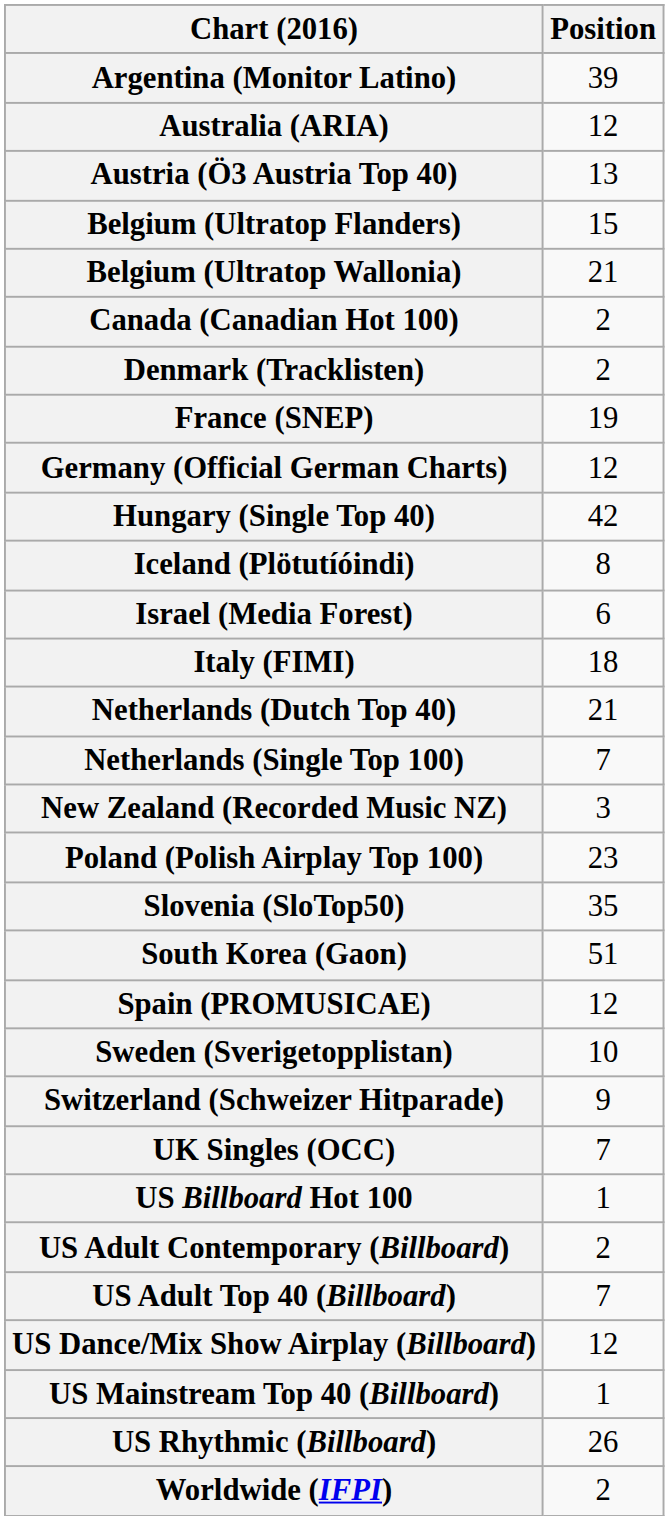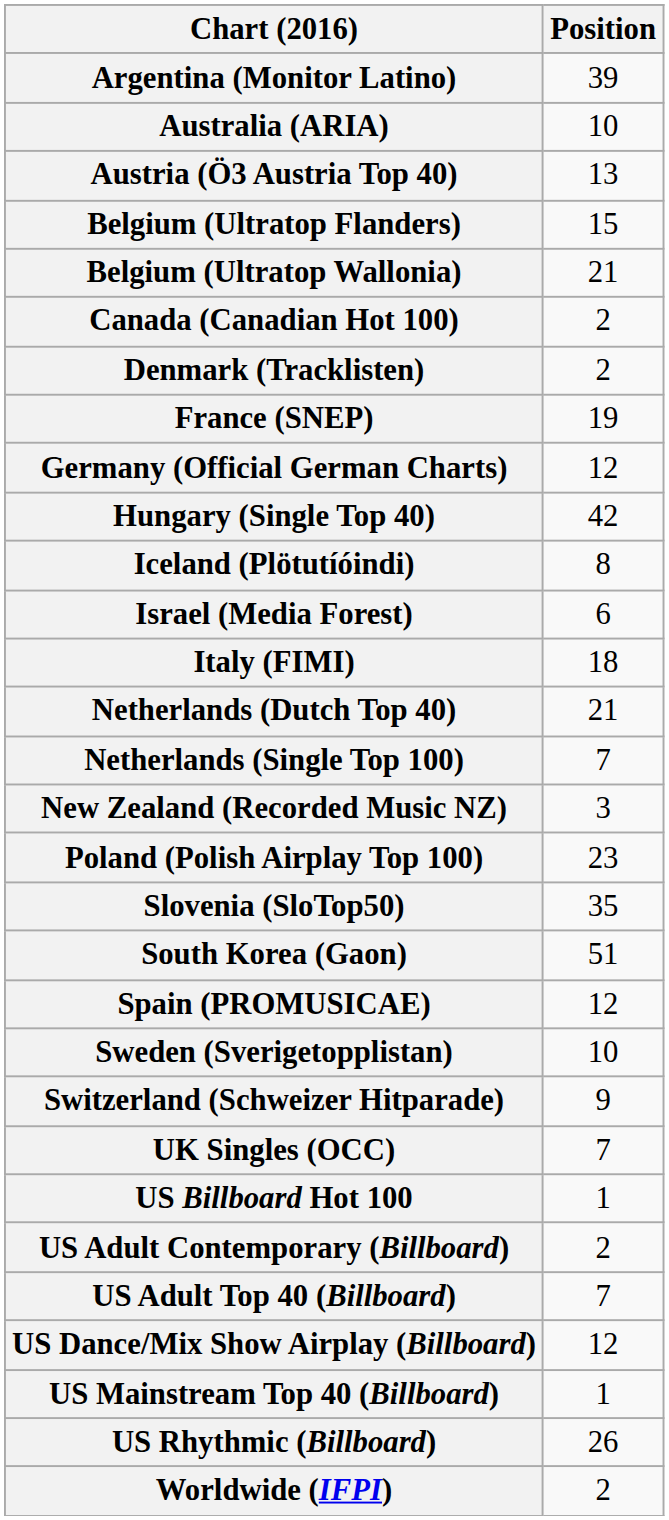(603, 126) 12 -> (603, 126) 10
